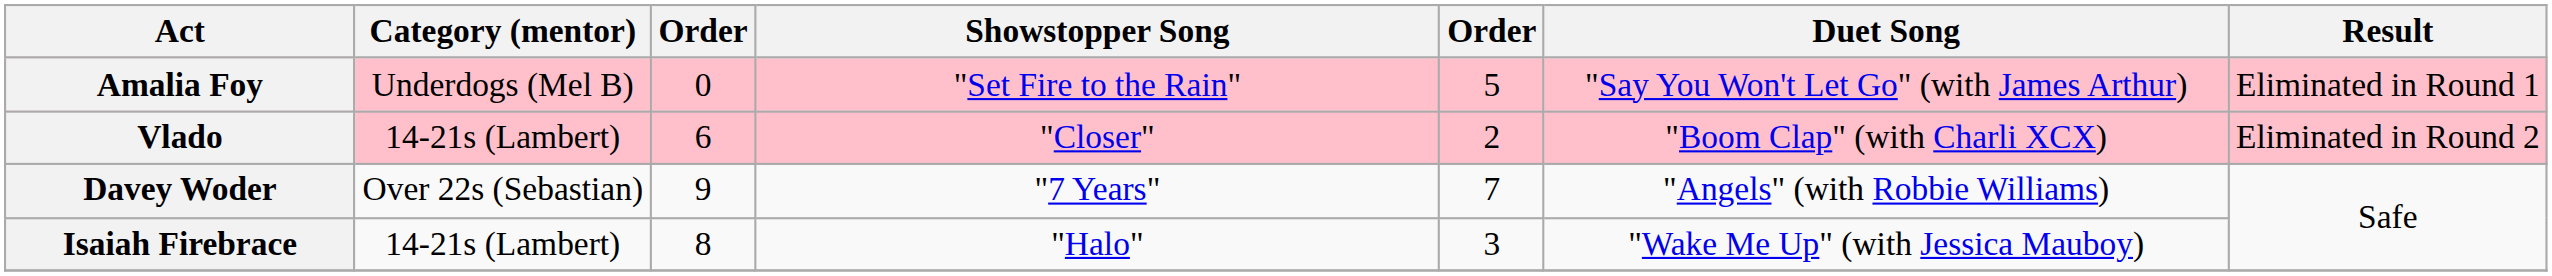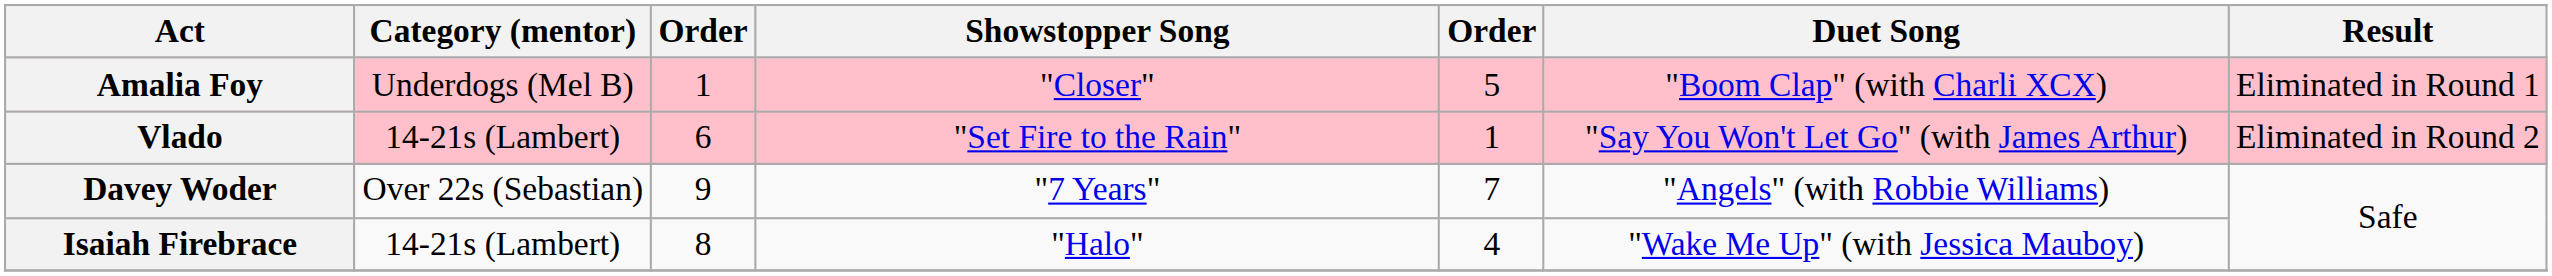(703, 84) 0 -> (703, 84) 1
(1097, 84) "Set Fire to the Rain" -> (1097, 84) "Closer"
(1886, 84) "Say You Won't Let Go" (with James Arthur) -> (1886, 84) "Boom Clap" (with Charli XCX)
(1097, 137) "Closer" -> (1097, 137) "Set Fire to the Rain"
(1492, 137) 2 -> (1492, 137) 1
(1886, 137) "Boom Clap" (with Charli XCX) -> (1886, 137) "Say You Won't Let Go" (with James Arthur)
(1492, 243) 3 -> (1492, 243) 4
